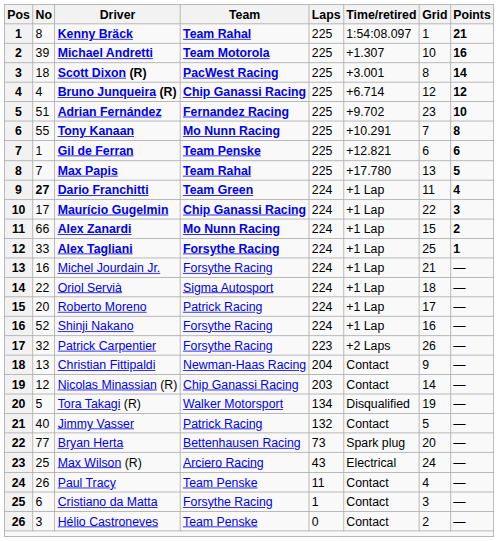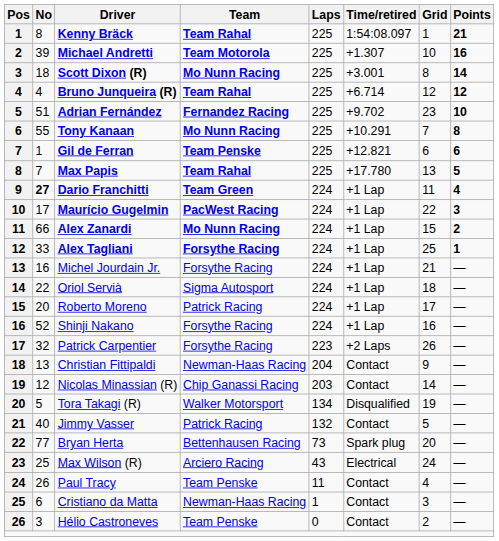(231, 73) PacWest Racing -> (232, 73) Mo Nunn Racing
(245, 92) Chip Ganassi Racing -> (217, 92) Team Rahal
(245, 209) Chip Ganassi Racing -> (231, 209) PacWest Racing
(228, 502) Forsythe Racing -> (245, 502) Newman-Haas Racing
